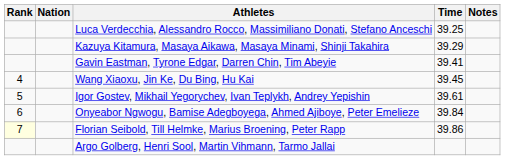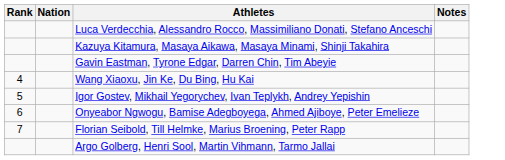- column: (450, 12)
(20, 130) lightyellow background -> (20, 130) no background
